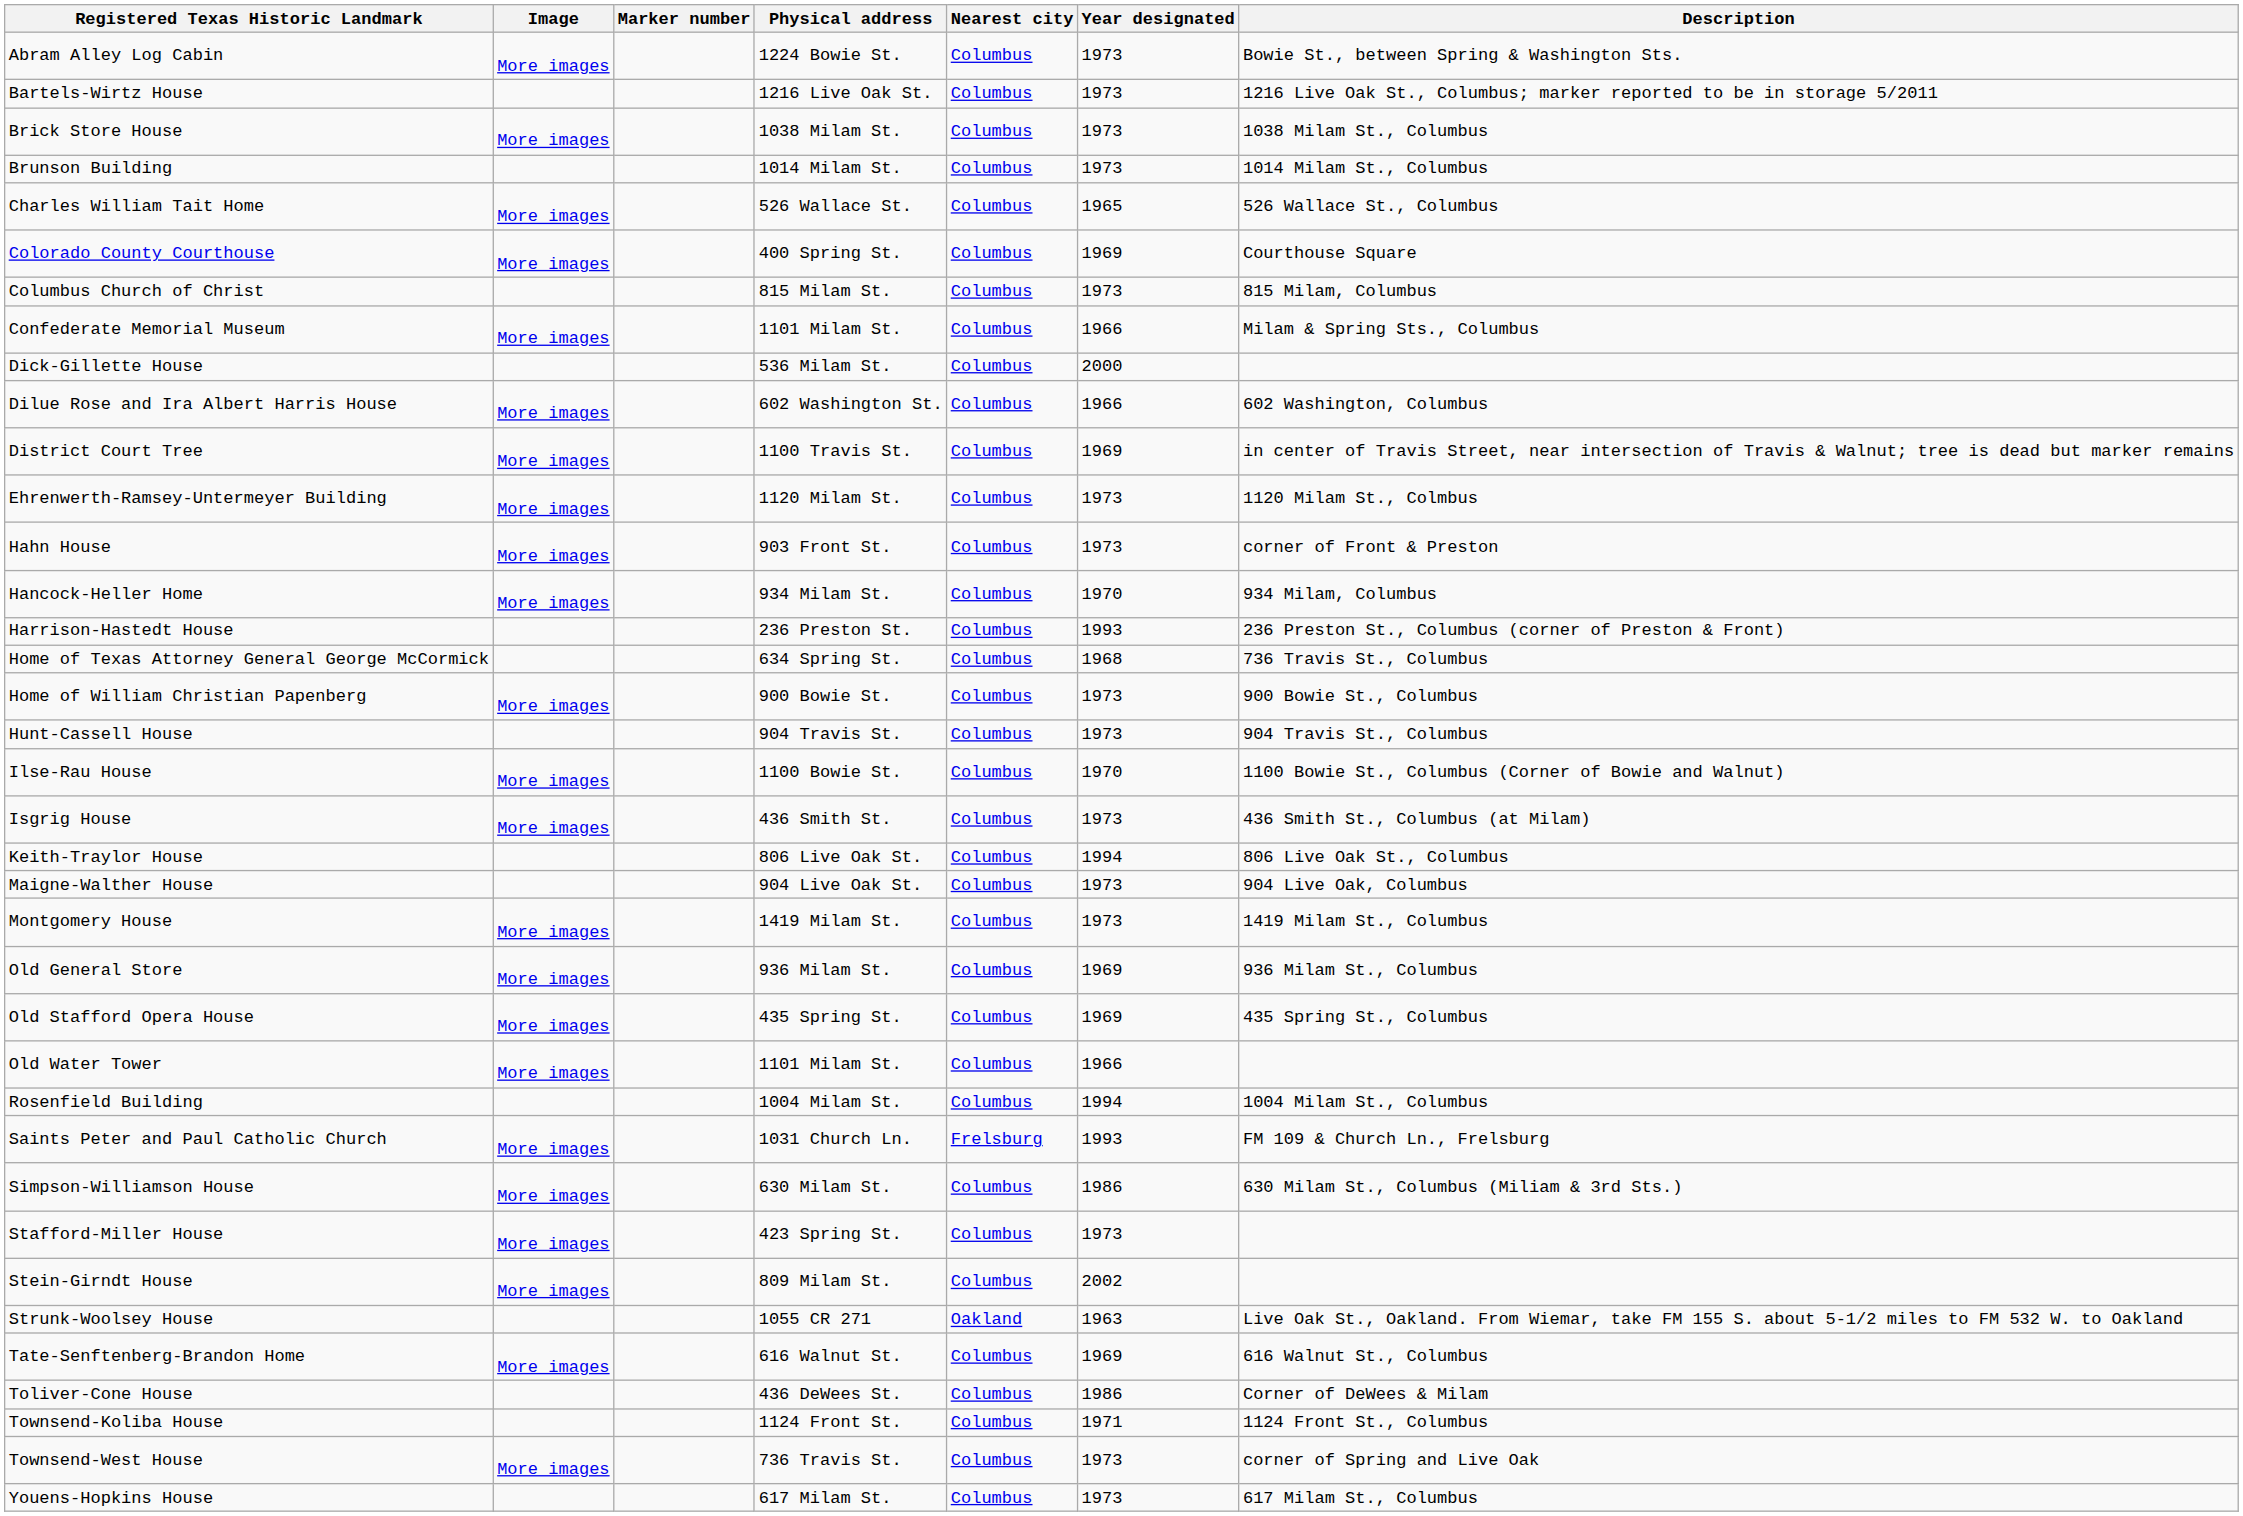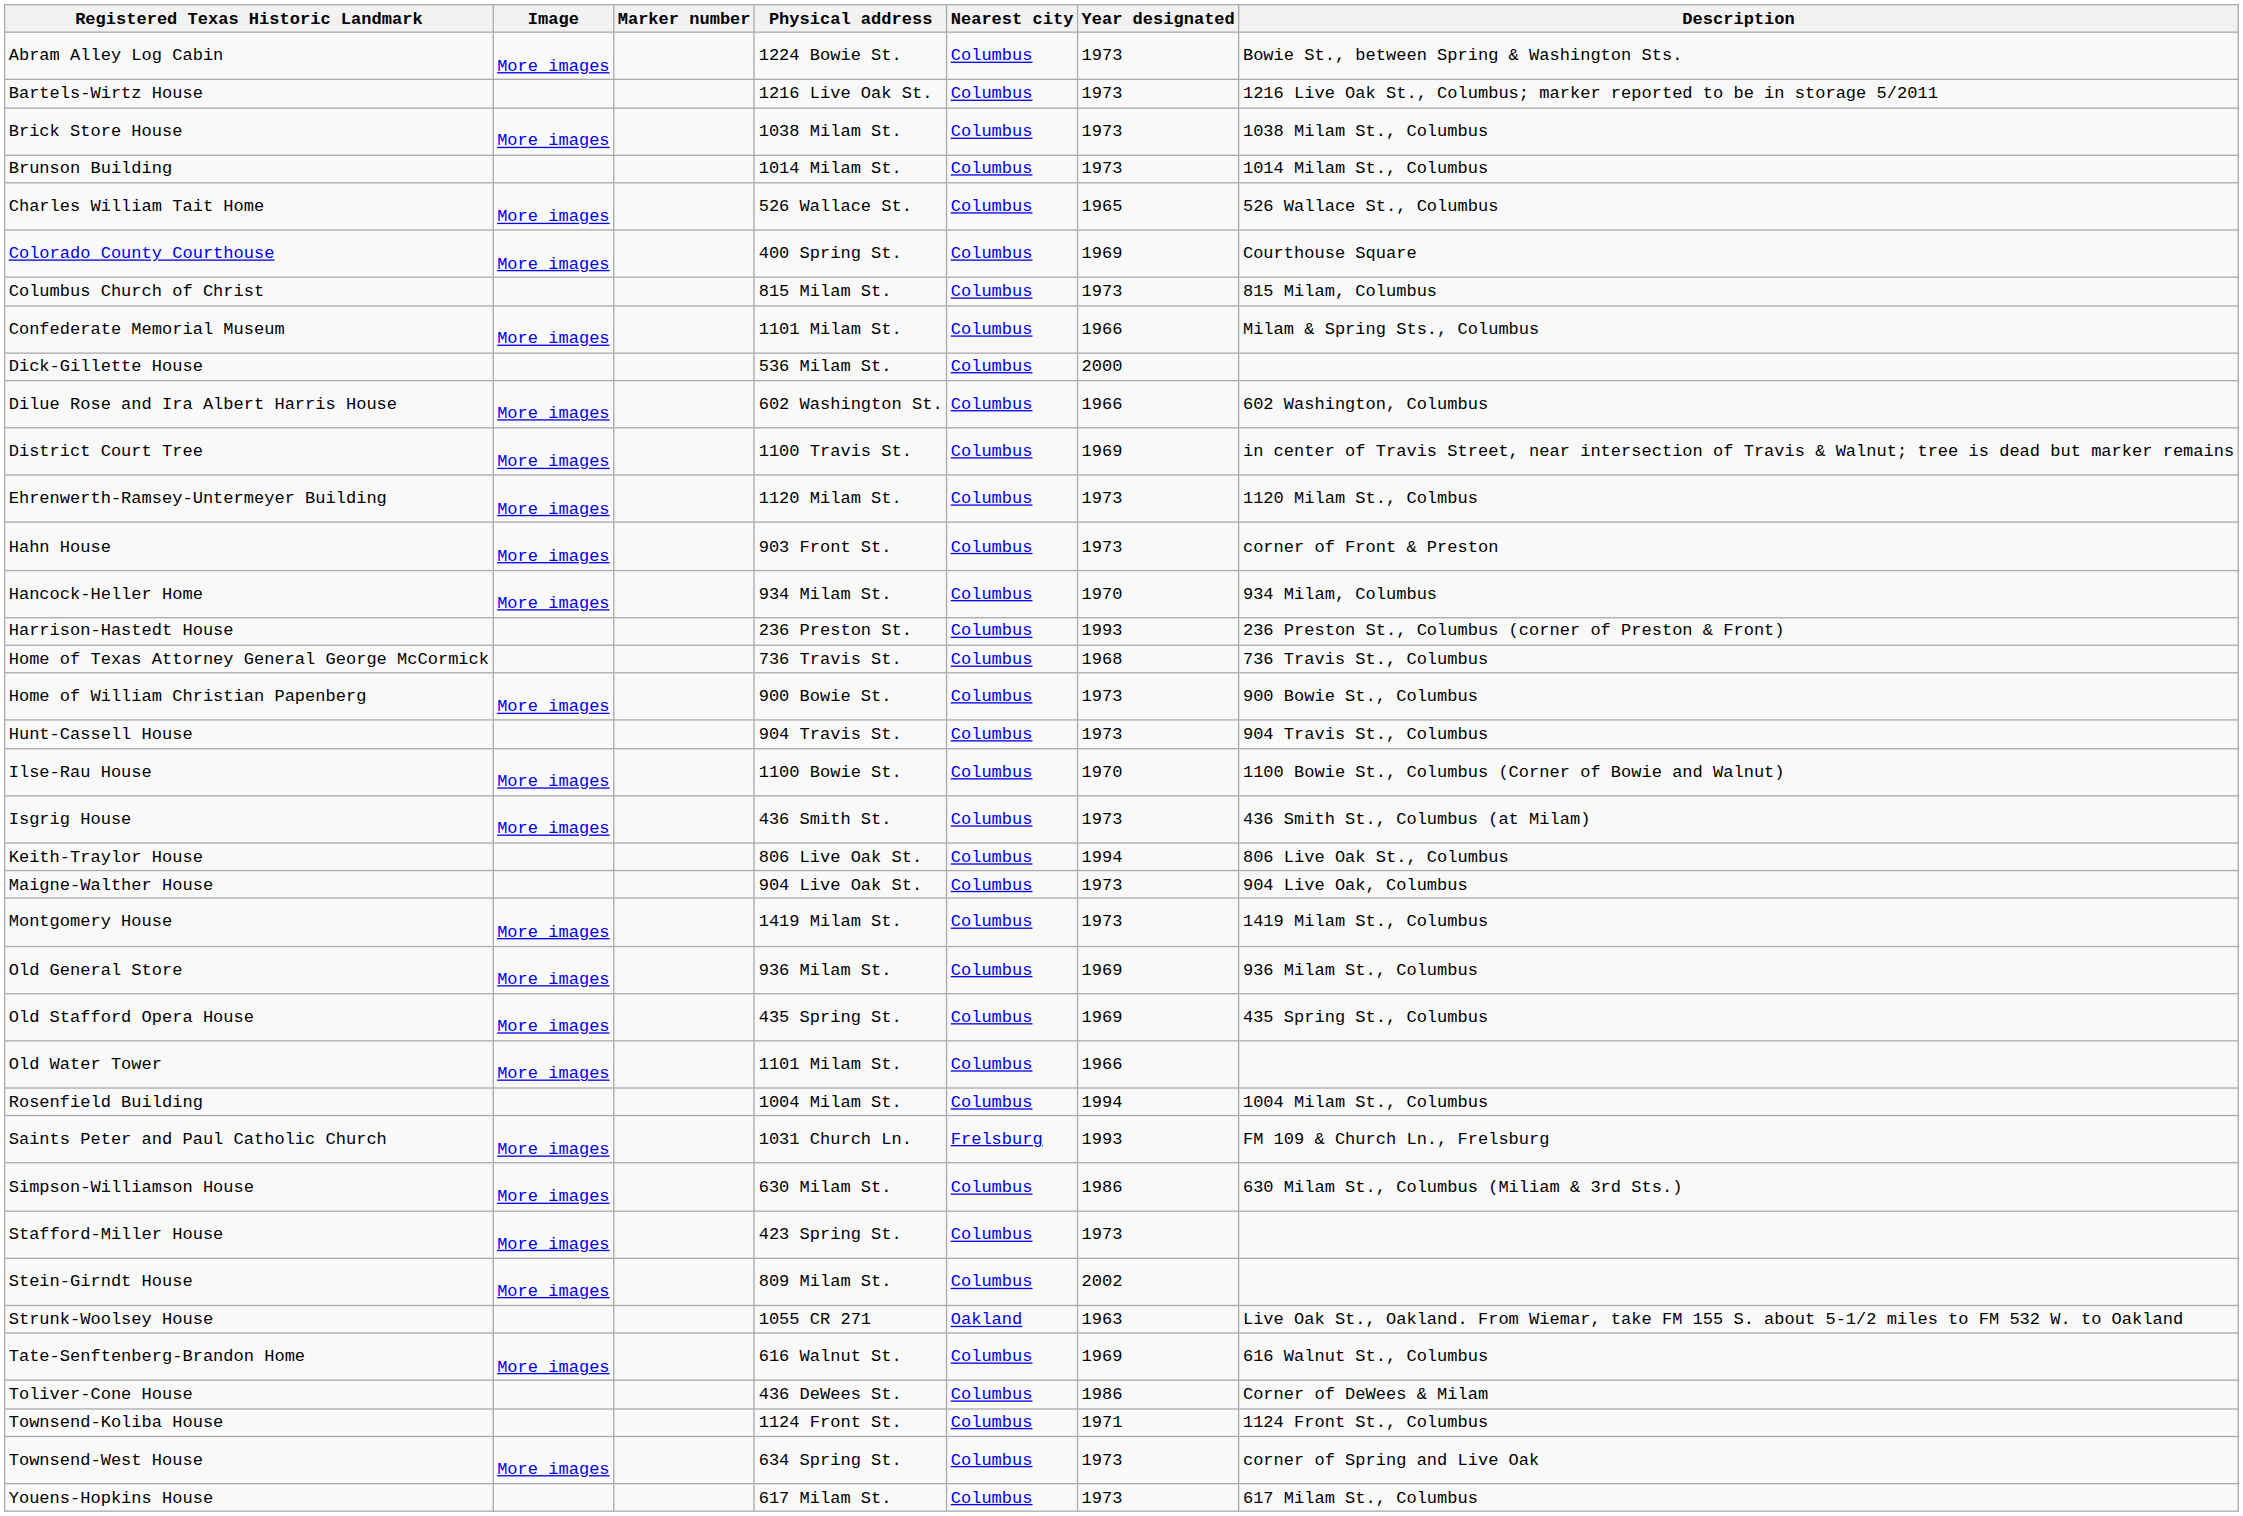(830, 659) 634 Spring St. -> (830, 659) 736 Travis St.
(830, 1460) 736 Travis St. -> (830, 1460) 634 Spring St.
